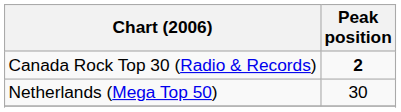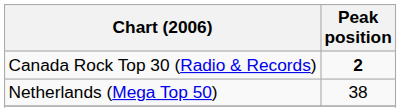(358, 92) 30 -> (358, 92) 38
